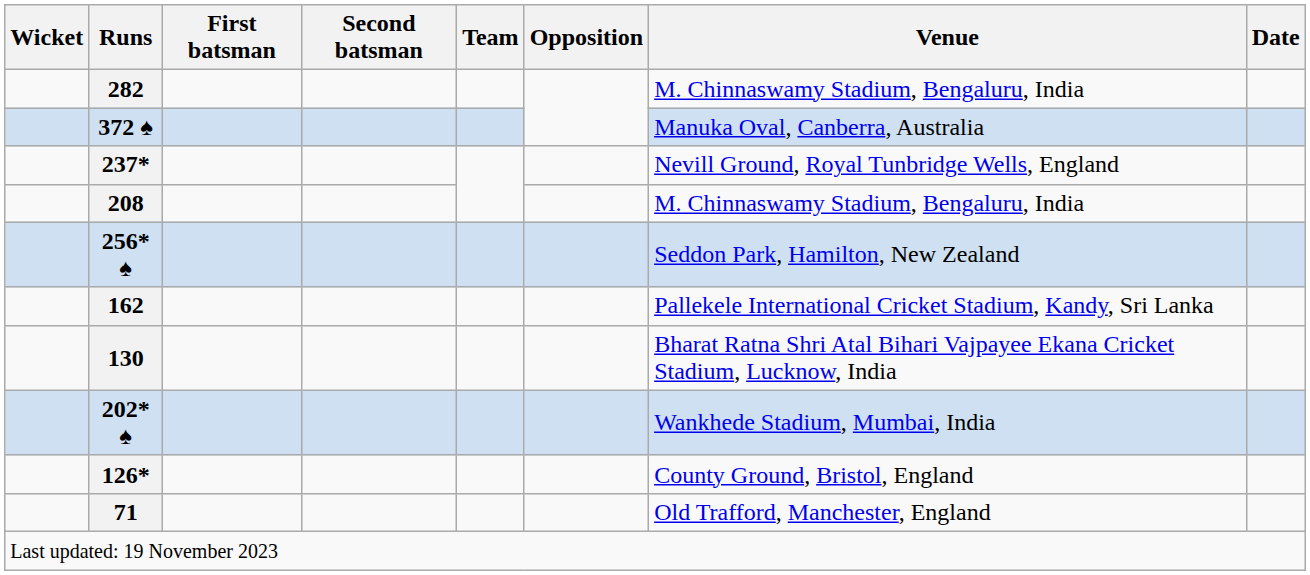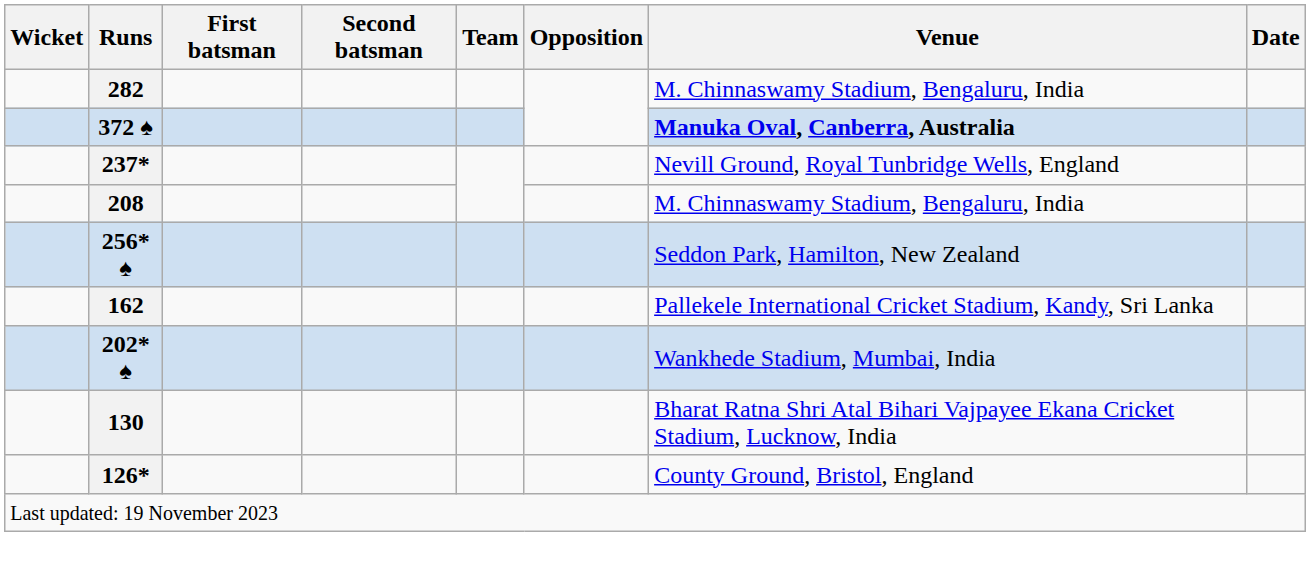(819, 126) normal -> (834, 126) bold
rows swapped: (126, 357) <-> (126, 422)
- row: (126, 512)
